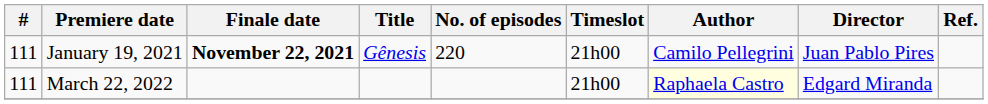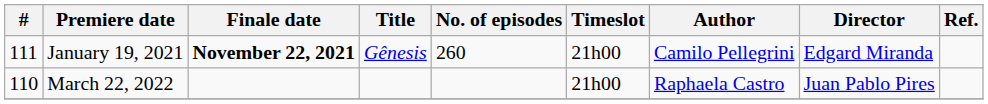(450, 51) 220 -> (451, 51) 260
(868, 51) Juan Pablo Pires -> (868, 51) Edgard Miranda
(23, 83) 111 -> (24, 83) 110
(718, 83) lightyellow background -> (719, 83) no background
(868, 83) Edgard Miranda -> (869, 83) Juan Pablo Pires
